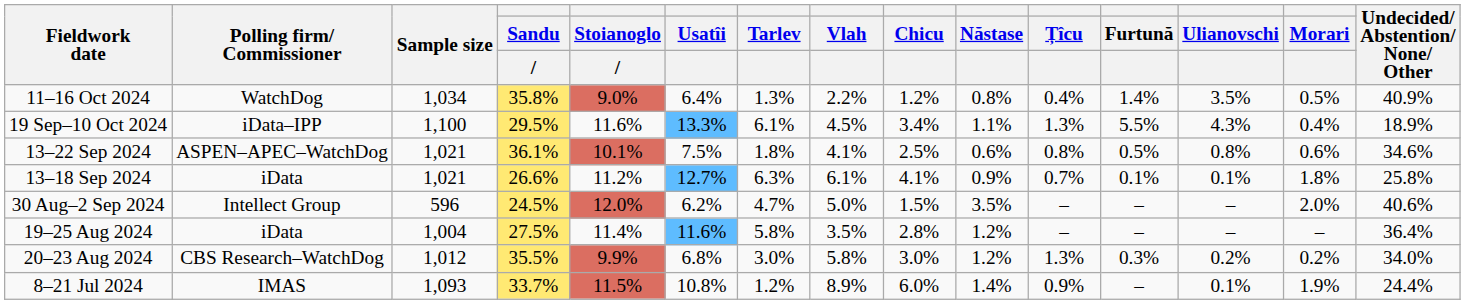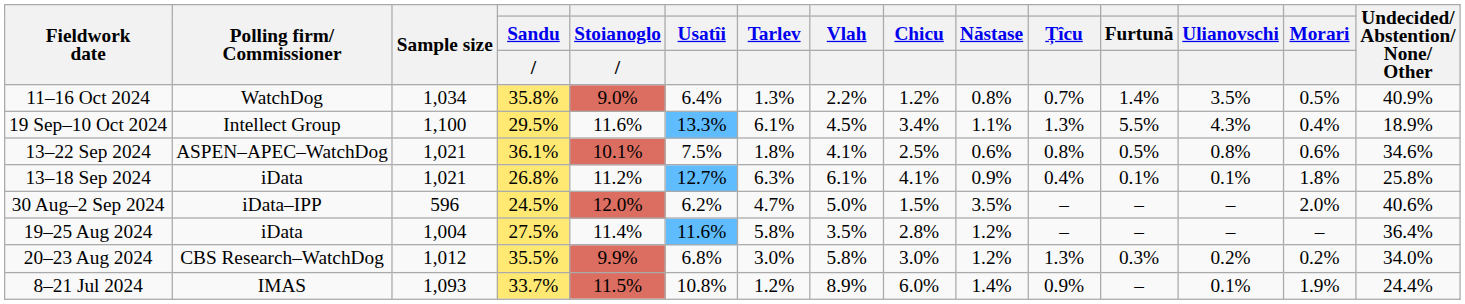(1064, 98) 0.4% -> (1064, 98) 0.7%
(282, 124) iData–IPP -> (282, 124) Intellect Group
(533, 178) 26.6% -> (533, 178) 26.8%
(1064, 178) 0.7% -> (1064, 178) 0.4%
(282, 205) Intellect Group -> (282, 205) iData–IPP
